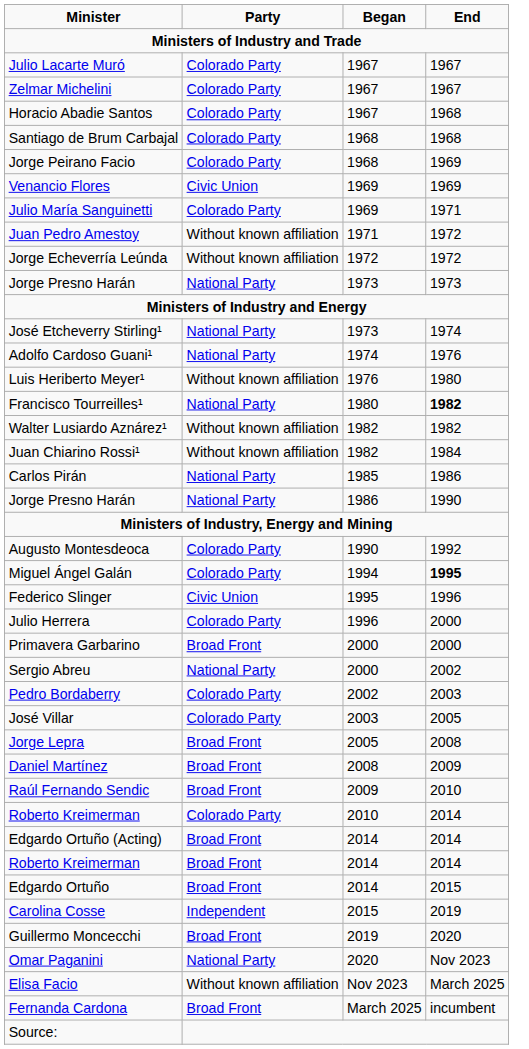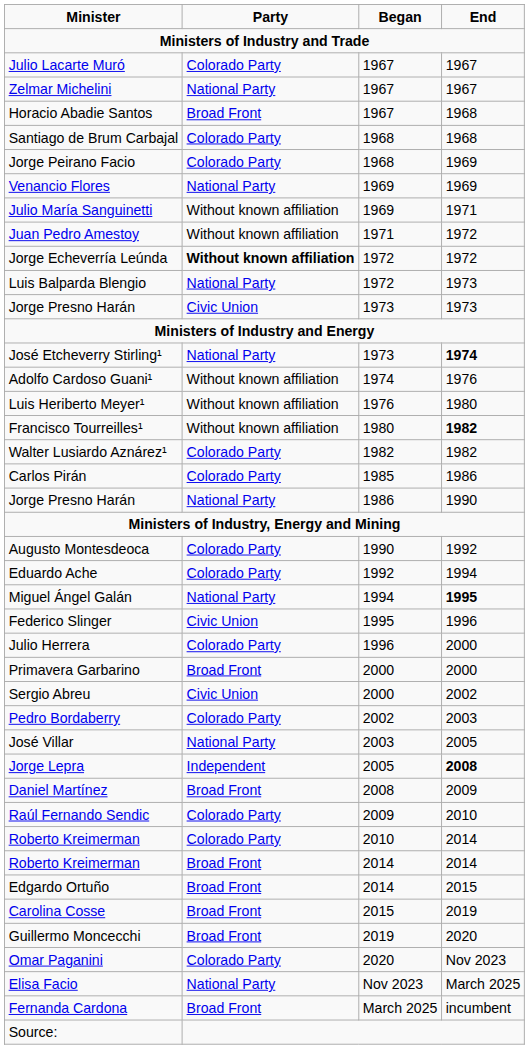(234, 89) Colorado Party -> (231, 89) National Party
(234, 113) Colorado Party -> (224, 113) Broad Front
(222, 186) Civic Union -> (231, 186) National Party
(234, 210) Colorado Party -> (263, 210) Without known affiliation
(263, 259) normal -> (271, 259) bold
+ row: (77, 283)
(231, 283) National Party -> (222, 307) Civic Union
(446, 331) normal -> (461, 355) bold
(231, 355) National Party -> (263, 379) Without known affiliation
(231, 404) National Party -> (263, 428) Without known affiliation
(263, 428) Without known affiliation -> (234, 452) Colorado Party
- row: (74, 452)
(231, 476) National Party -> (234, 476) Colorado Party
+ row: (53, 573)
(234, 573) Colorado Party -> (231, 597) National Party
(231, 670) National Party -> (222, 694) Civic Union
(234, 718) Colorado Party -> (231, 742) National Party
(224, 742) Broad Front -> (226, 766) Independent
(446, 742) normal -> (461, 766) bold
(224, 791) Broad Front -> (234, 815) Colorado Party
- row: (85, 839)
(226, 911) Independent -> (224, 911) Broad Front
(231, 960) National Party -> (234, 960) Colorado Party
(263, 984) Without known affiliation -> (231, 984) National Party
